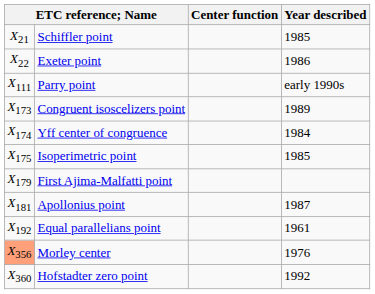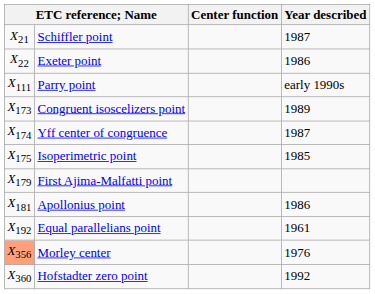(297, 37) 1985 -> (297, 37) 1987
(297, 132) 1984 -> (297, 132) 1987
(297, 204) 1987 -> (297, 204) 1986
